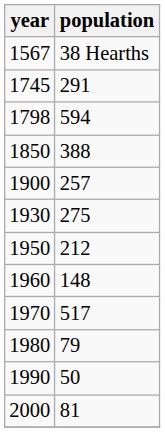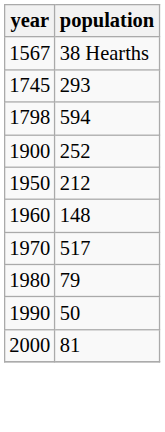(75, 85) 291 -> (75, 85) 293
- row: (30, 150)
(75, 183) 257 -> (75, 150) 252
- row: (30, 215)
